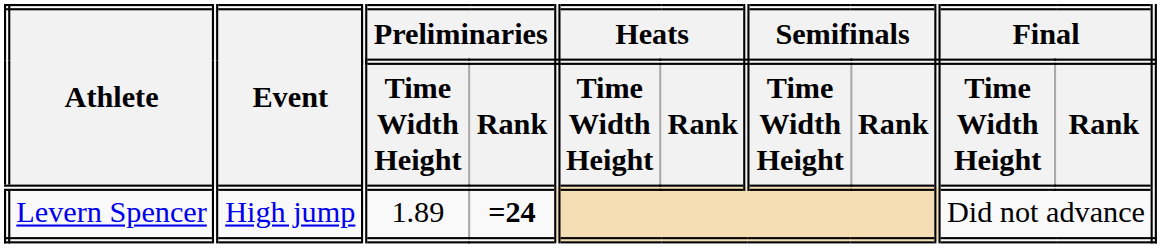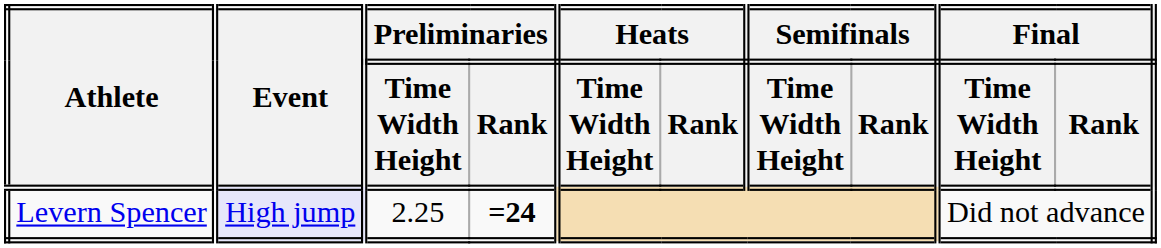(290, 213) no background -> (290, 213) lavender background
(418, 213) 1.89 -> (418, 213) 2.25
